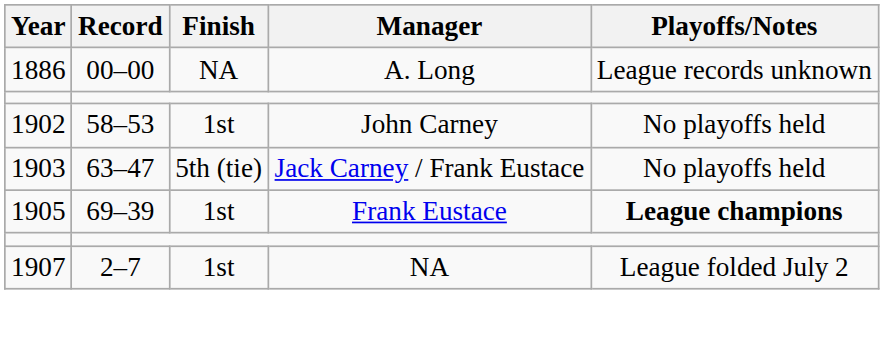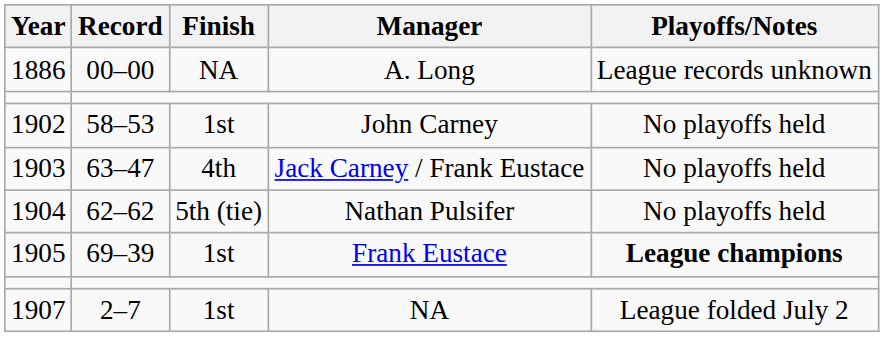(219, 168) 5th (tie) -> (219, 168) 4th
+ row: (38, 211)
